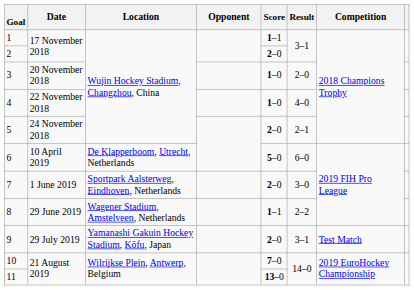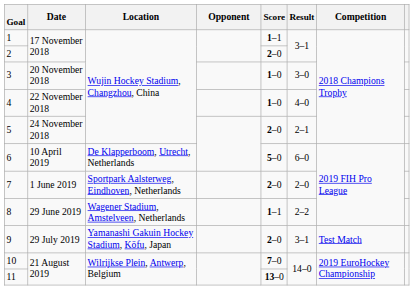(302, 76) 2–0 -> (302, 76) 3–0
(302, 185) 3–0 -> (302, 185) 2–0
